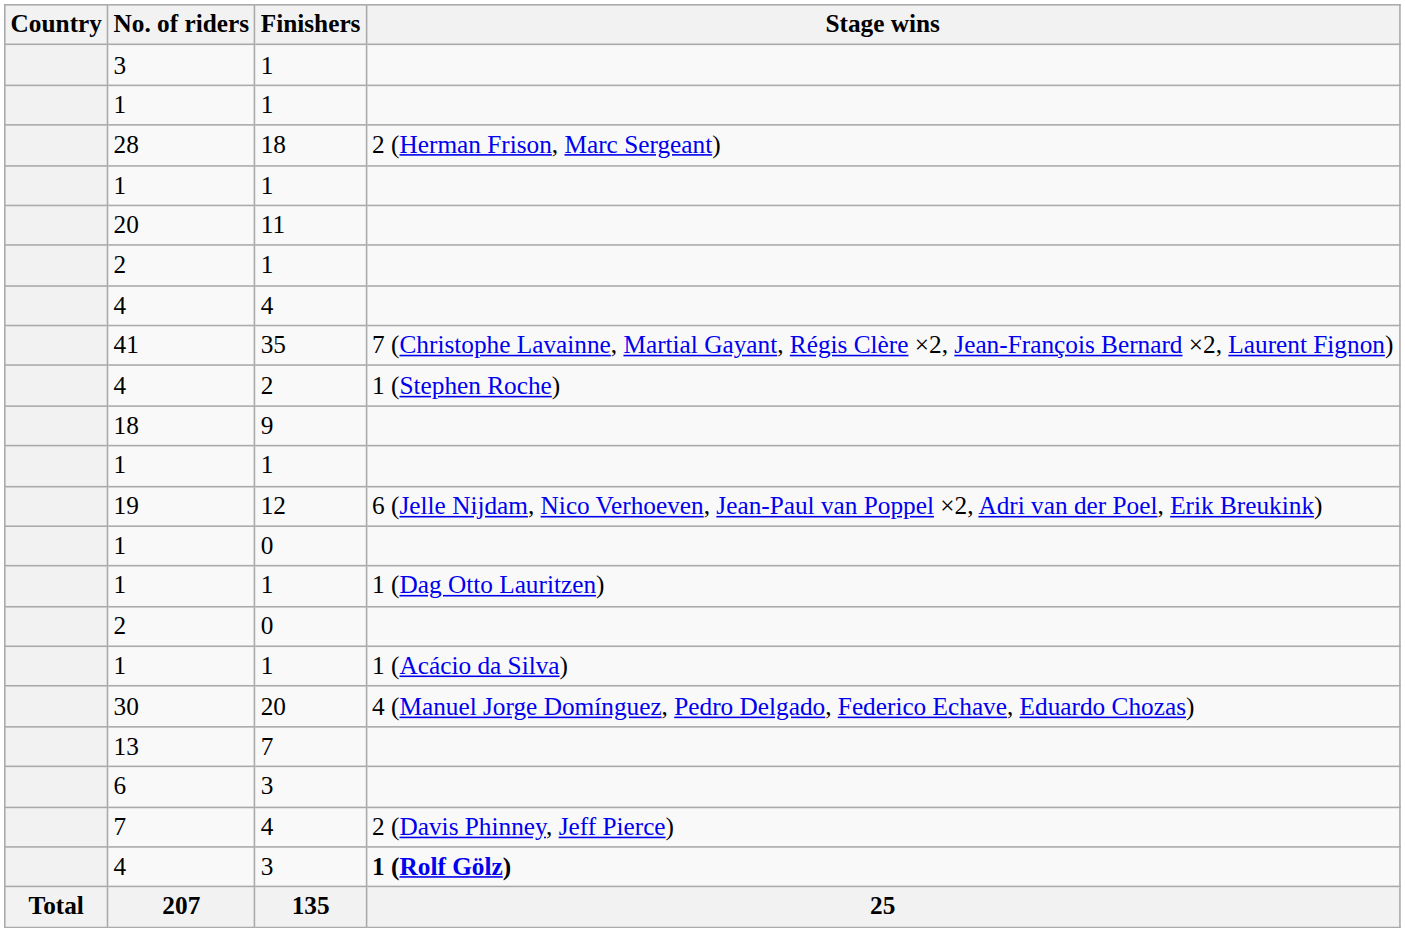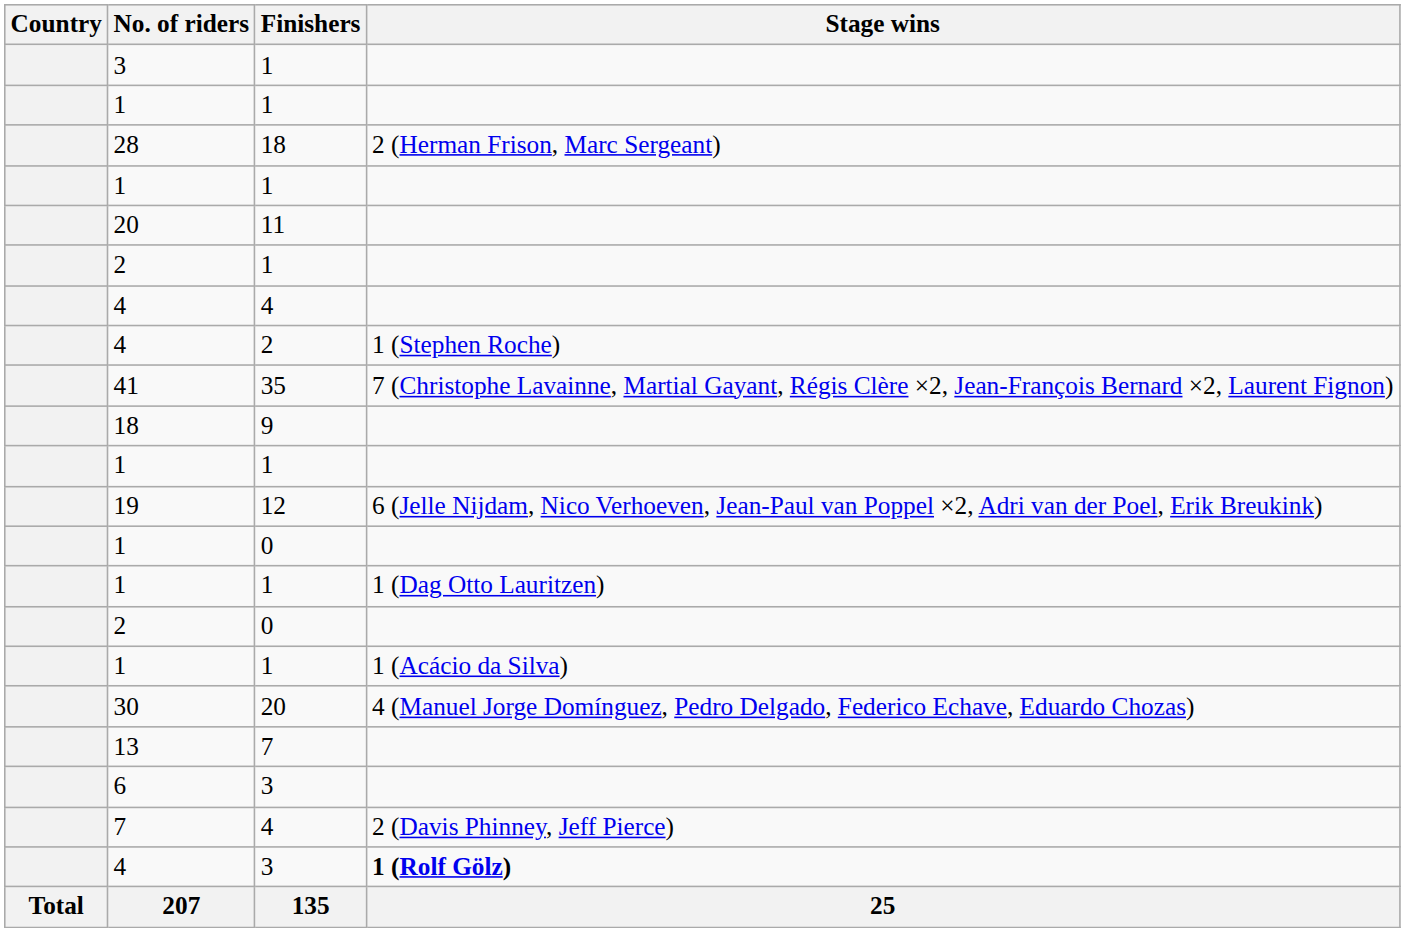rows swapped: (126, 345) <-> (120, 385)
